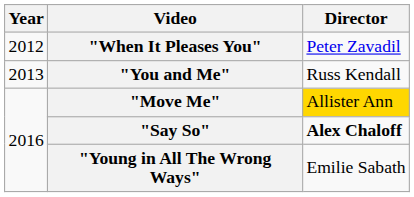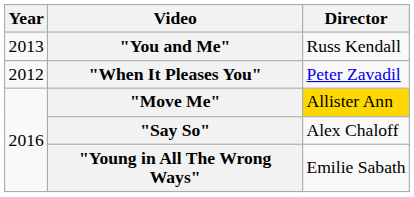rows swapped: (175, 46) <-> (175, 74)
(354, 130) bold -> (352, 130) normal
